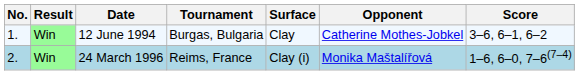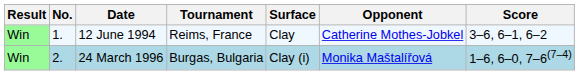columns swapped: (53, 14) <-> (18, 14)
(216, 34) Burgas, Bulgaria -> (211, 34) Reims, France
(211, 57) Reims, France -> (216, 57) Burgas, Bulgaria
